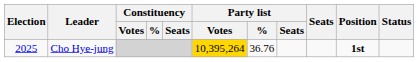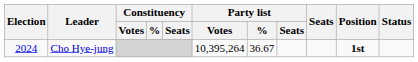(26, 48) 2025 -> (26, 48) 2024
(220, 48) gold background -> (220, 48) no background
(262, 48) 36.76 -> (262, 48) 36.67
